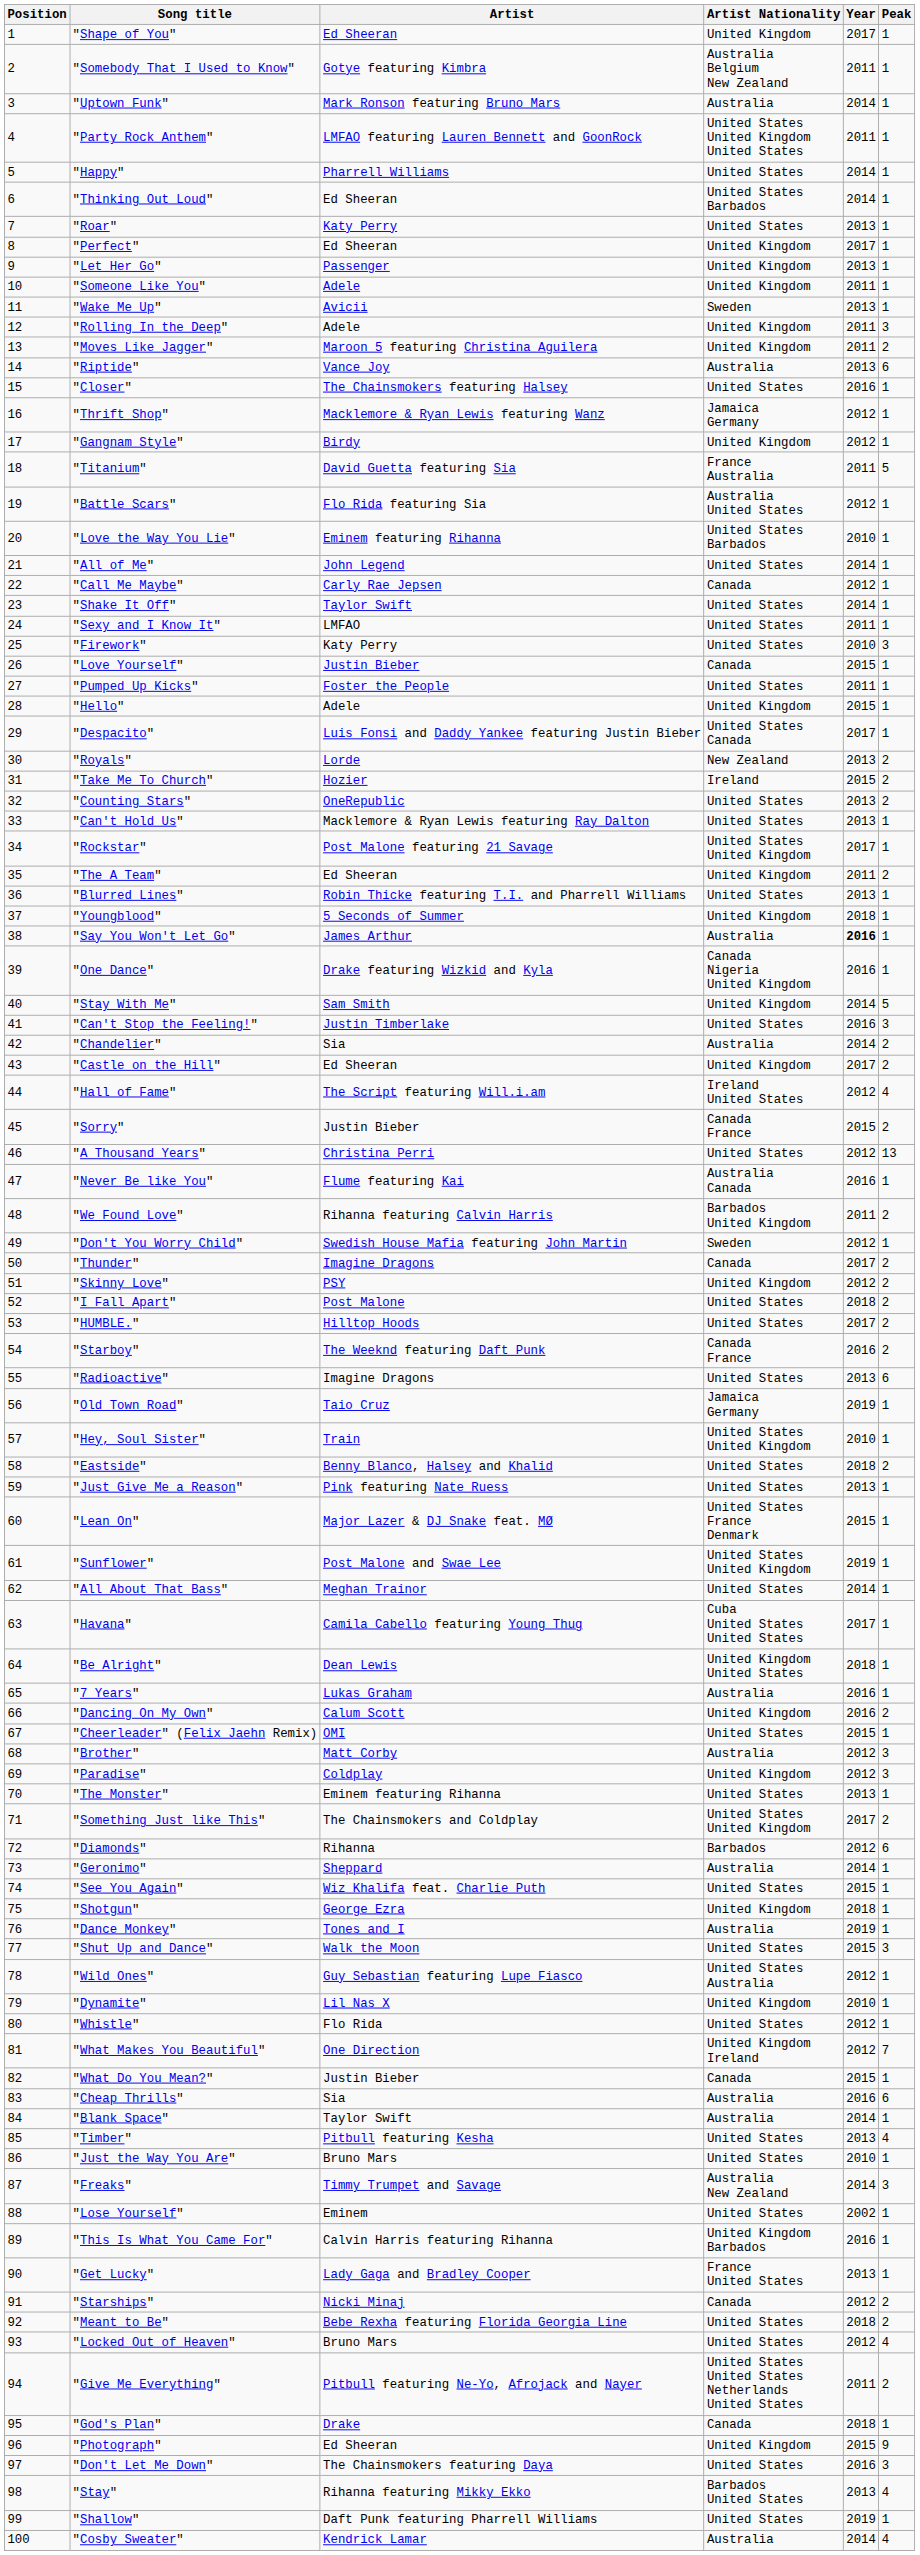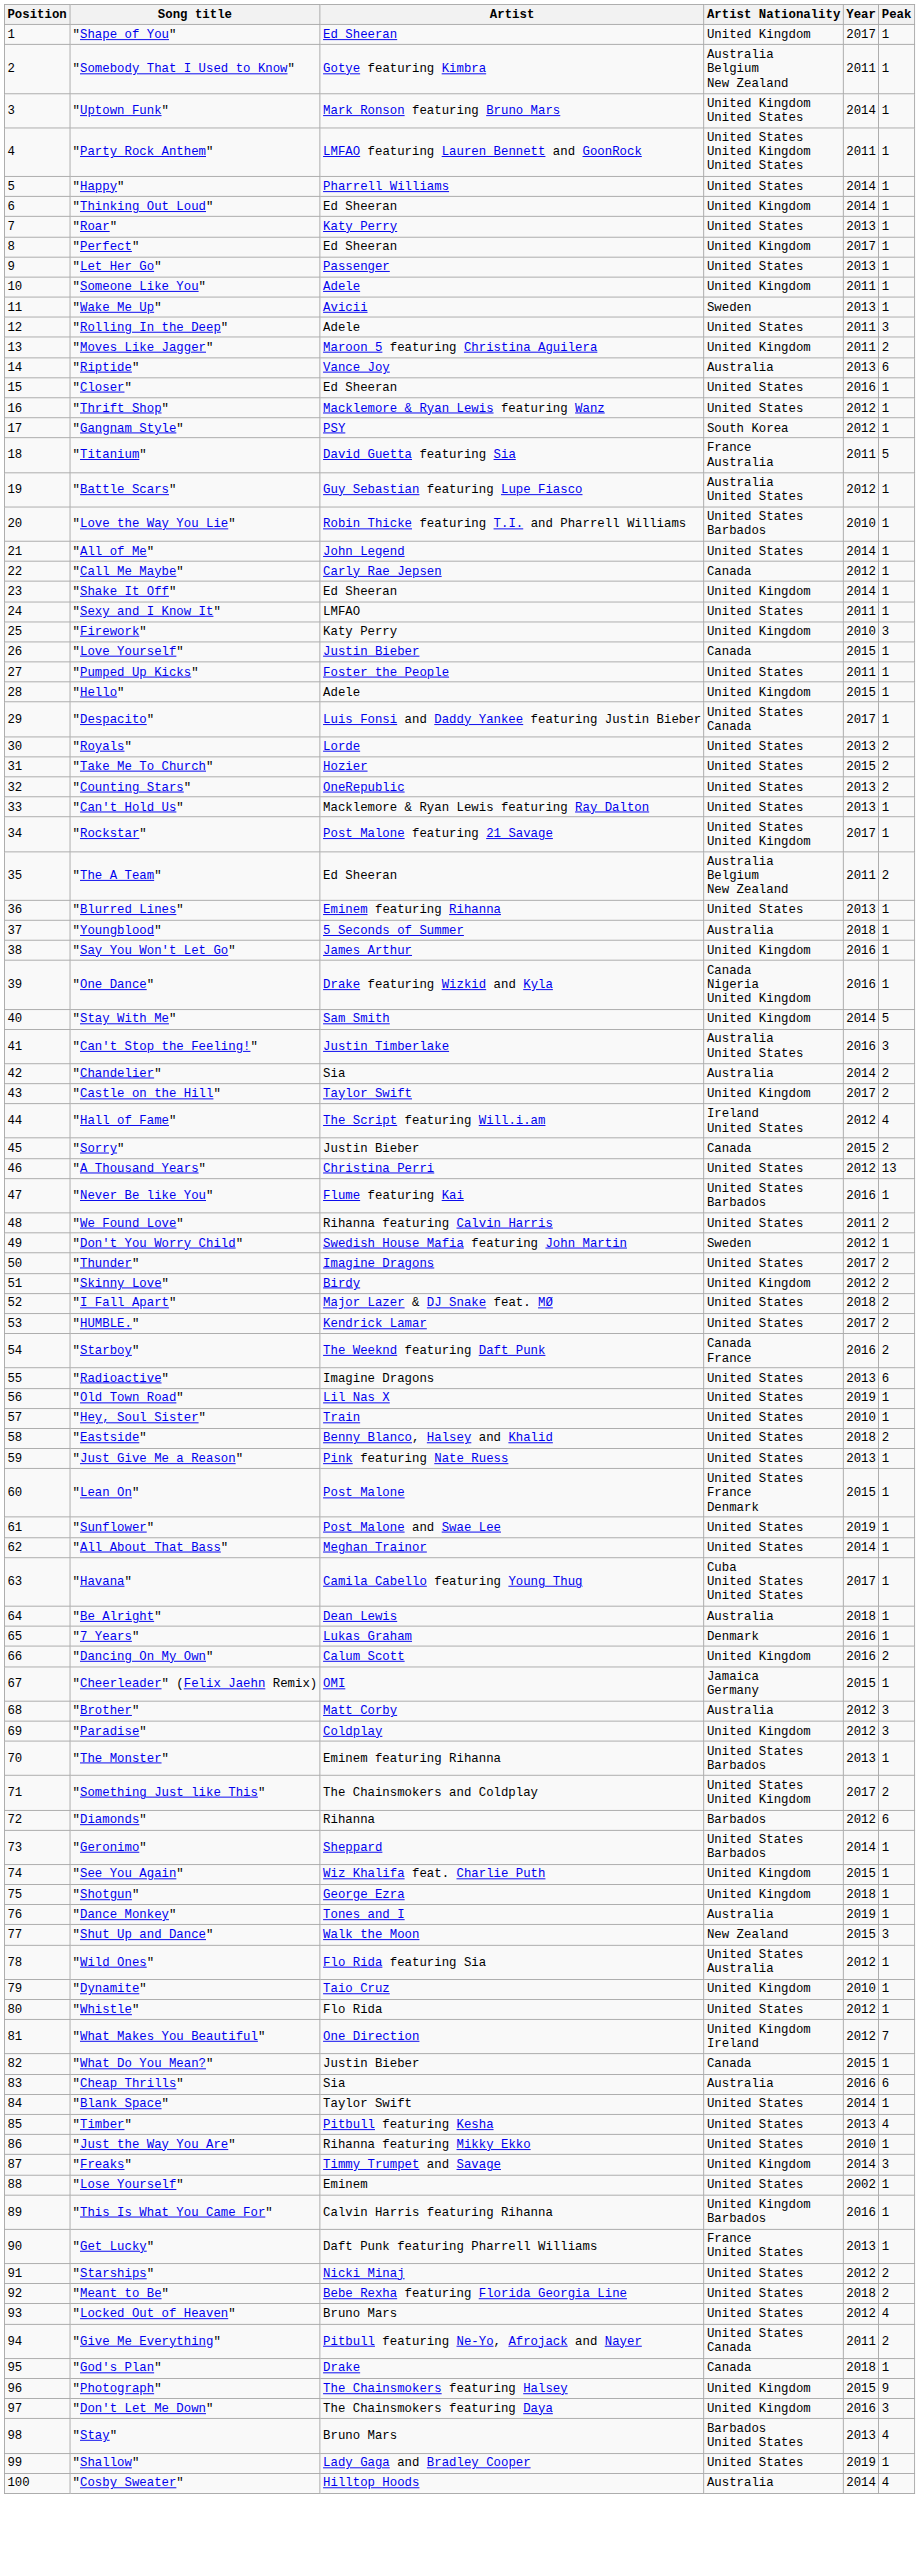(740, 103) Australia -> (759, 111) United Kingdom United States
(755, 199) United States Barbados -> (759, 207) United Kingdom
(759, 267) United Kingdom -> (755, 267) United States
(759, 327) United Kingdom -> (755, 327) United States
(445, 388) The Chainsmokers featuring Halsey -> (360, 388) Ed Sheeran
(733, 415) Jamaica Germany -> (755, 408) United States
(342, 442) Birdy -> (334, 428) PSY
(759, 442) United Kingdom -> (748, 428) South Korea
(405, 504) Flo Rida featuring Sia -> (453, 490) Guy Sebastian featuring Lupe Fiasco
(412, 538) Eminem featuring Rihanna -> (505, 524) Robin Thicke featuring T.I. and Pharrell Williams
(368, 606) Taylor Swift -> (360, 591) Ed Sheeran
(755, 606) United States -> (759, 591) United Kingdom
(755, 646) United States -> (759, 632) United Kingdom
(748, 761) New Zealand -> (755, 747) United States
(733, 781) Ireland -> (755, 767) United States
(759, 876) United Kingdom -> (748, 876) Australia Belgium New Zealand
(505, 896) Robin Thicke featuring T.I. and Pharrell Williams -> (412, 910) Eminem featuring Rihanna
(759, 916) United Kingdom -> (740, 930) Australia
(740, 936) Australia -> (759, 950) United Kingdom
(861, 936) bold -> (861, 950) normal
(755, 1025) United States -> (755, 1046) Australia United States
(360, 1065) Ed Sheeran -> (368, 1094) Taylor Swift
(729, 1127) Canada France -> (729, 1148) Canada
(740, 1181) Australia Canada -> (755, 1196) United States Barbados
(759, 1216) Barbados United Kingdom -> (755, 1223) United States
(729, 1263) Canada -> (755, 1263) United States
(334, 1283) PSY -> (342, 1283) Birdy
(364, 1303) Post Malone -> (438, 1303) Major Lazer & DJ Snake feat. MØ
(371, 1324) Hilltop Hoods -> (375, 1324) Kendrick Lamar
(356, 1405) Taio Cruz -> (356, 1398) Lil Nas X
(733, 1405) Jamaica Germany -> (755, 1398) United States
(759, 1440) United States United Kingdom -> (755, 1418) United States
(438, 1521) Major Lazer & DJ Snake feat. MØ -> (364, 1493) Post Malone
(759, 1563) United States United Kingdom -> (755, 1527) United States
(759, 1666) United Kingdom United States -> (740, 1616) Australia
(740, 1693) Australia -> (733, 1636) Denmark
(755, 1734) United States -> (733, 1684) Jamaica Germany
(755, 1794) United States -> (755, 1758) United States Barbados
(740, 1869) Australia -> (755, 1847) United States Barbados
(755, 1889) United States -> (759, 1875) United Kingdom
(755, 1949) United States -> (748, 1935) New Zealand
(453, 1976) Guy Sebastian featuring Lupe Fiasco -> (405, 1962) Flo Rida featuring Sia
(356, 2004) Lil Nas X -> (356, 1989) Taio Cruz
(740, 2119) Australia -> (755, 2104) United States
(360, 2159) Bruno Mars -> (427, 2145) Rihanna featuring Mikky Ekko
(748, 2186) Australia New Zealand -> (759, 2165) United Kingdom
(427, 2275) Lady Gaga and Bradley Cooper -> (460, 2246) Daft Punk featuring Pharrell Williams
(729, 2302) Canada -> (755, 2274) United States
(755, 2384) United States United States Netherlands United States -> (755, 2341) United States Canada
(360, 2446) Ed Sheeran -> (445, 2389) The Chainsmokers featuring Halsey
(755, 2466) United States -> (759, 2409) United Kingdom
(427, 2493) Rihanna featuring Mikky Ekko -> (360, 2436) Bruno Mars
(460, 2520) Daft Punk featuring Pharrell Williams -> (427, 2463) Lady Gaga and Bradley Cooper
(375, 2540) Kendrick Lamar -> (371, 2483) Hilltop Hoods
